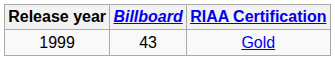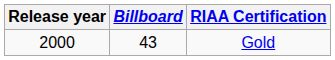(57, 42) 1999 -> (57, 42) 2000
